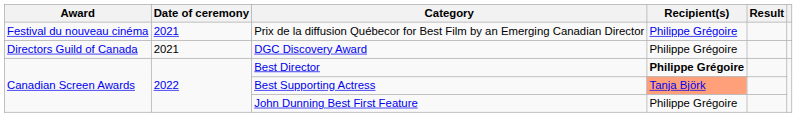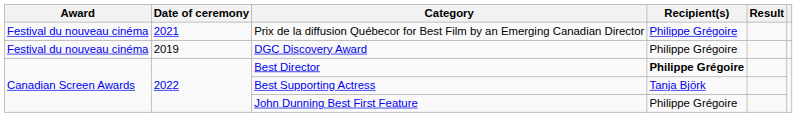(72, 49) Directors Guild of Canada -> (78, 49) Festival du nouveau cinéma
(166, 49) 2021 -> (166, 49) 2019
(678, 85) lightsalmon background -> (678, 85) no background
